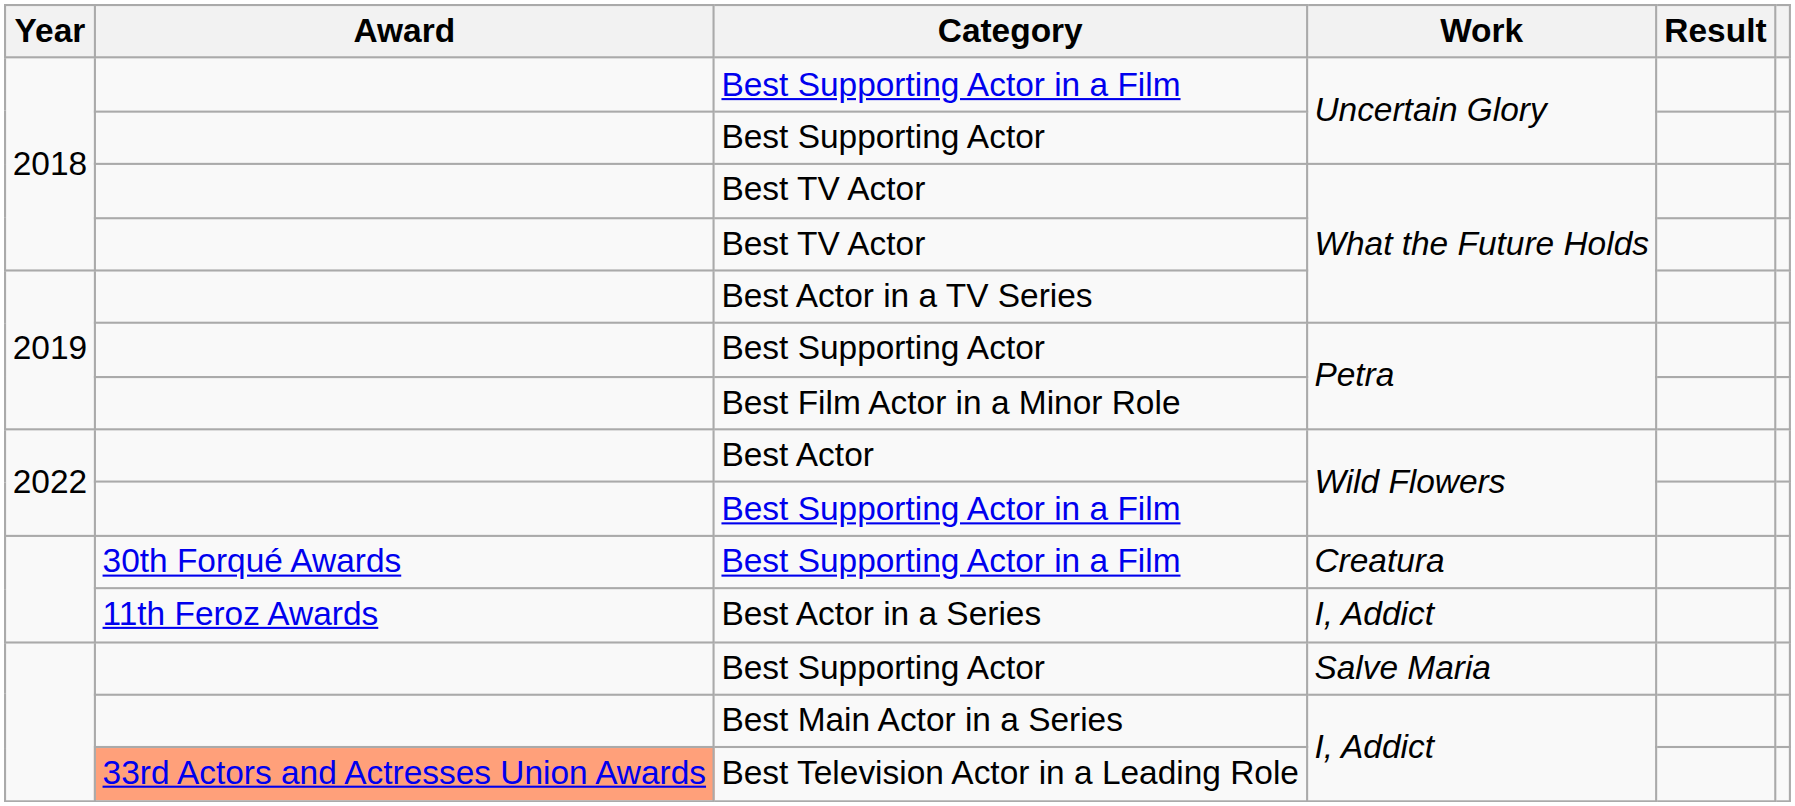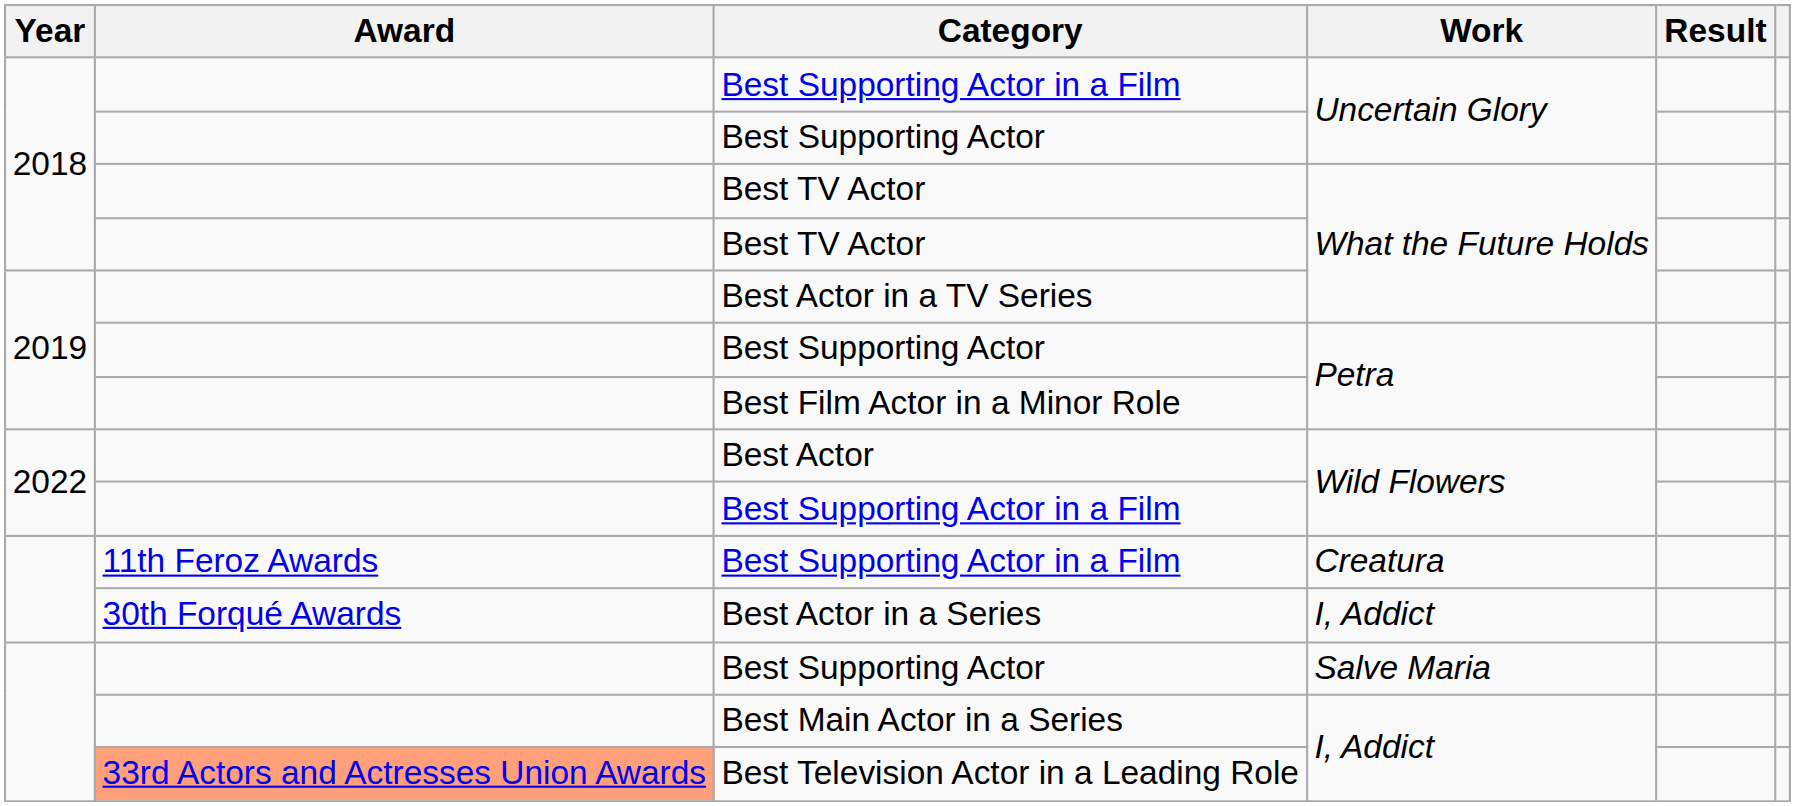(252, 561) 30th Forqué Awards -> (240, 561) 11th Feroz Awards
(240, 614) 11th Feroz Awards -> (252, 614) 30th Forqué Awards
